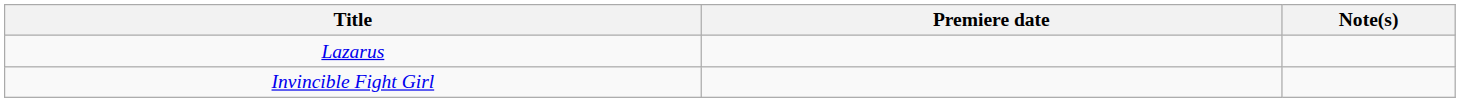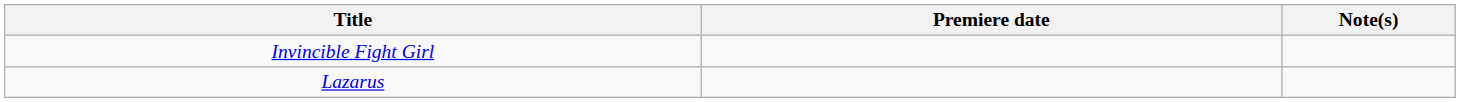rows swapped: (353, 81) <-> (353, 50)
